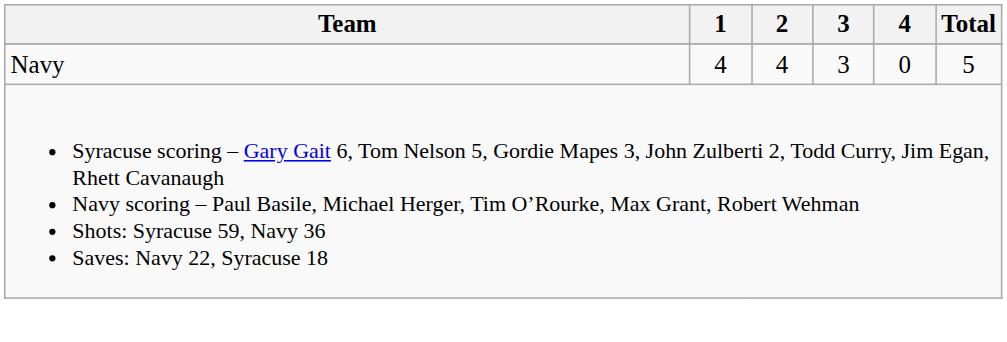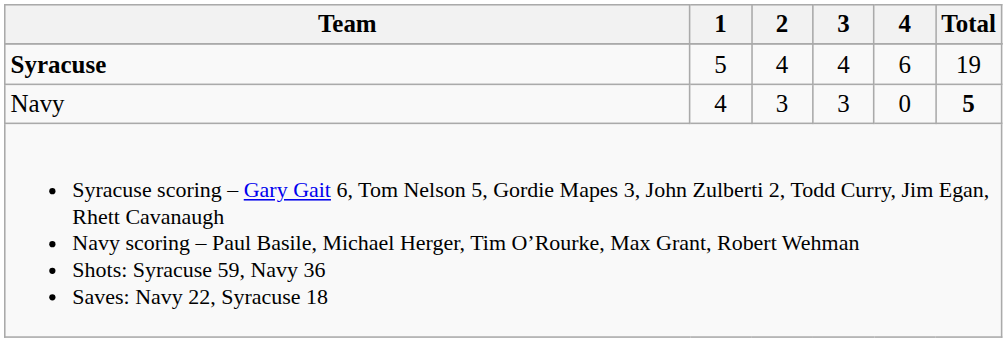+ row: (58, 63)
(782, 63) 4 -> (782, 103) 3
(969, 63) normal -> (969, 103) bold
